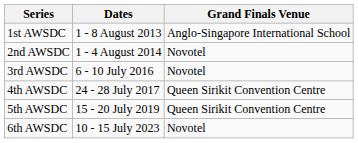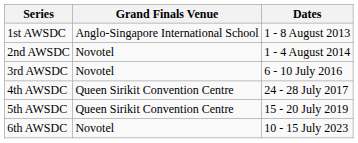columns swapped: (118, 14) <-> (259, 14)
